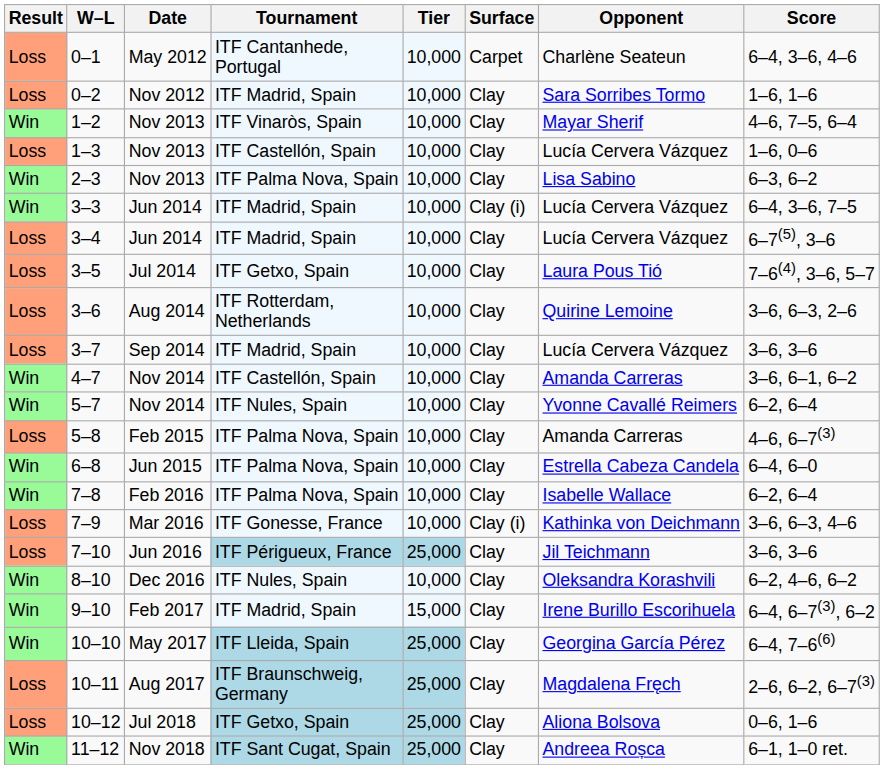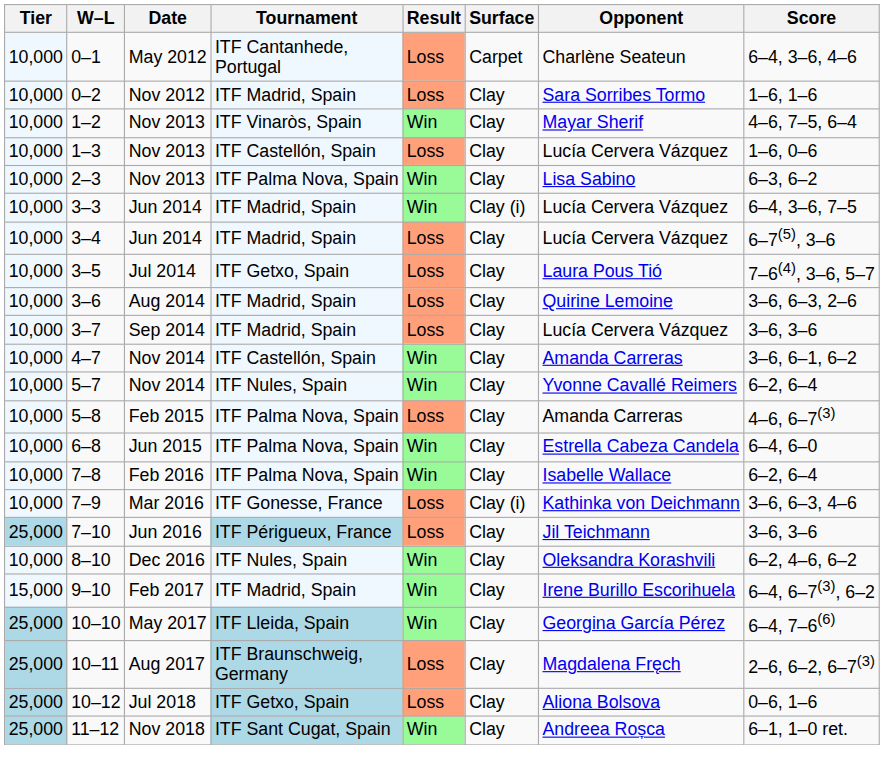columns swapped: (36, 18) <-> (434, 18)
(275, 311) ITF Rotterdam, Netherlands -> (285, 301) ITF Madrid, Spain
